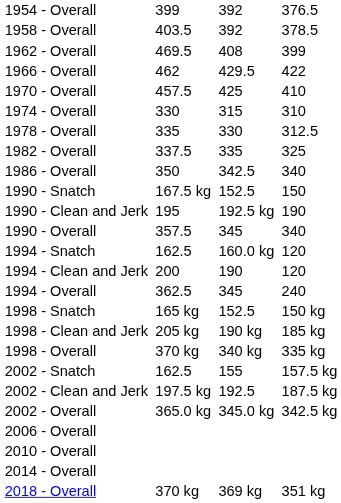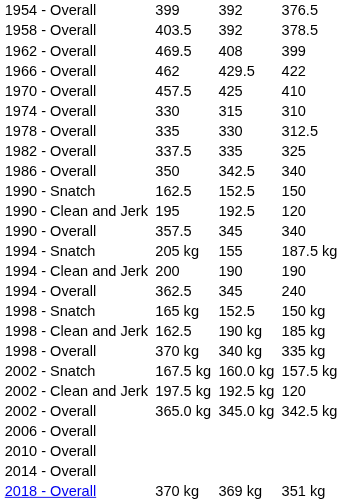(183, 191) 167.5 kg -> (173, 191) 162.5
(246, 211) 192.5 kg -> (237, 211) 192.5
(294, 211) 190 -> (294, 211) 120
(173, 251) 162.5 -> (177, 251) 205 kg
(246, 251) 160.0 kg -> (231, 251) 155
(294, 251) 120 -> (310, 251) 187.5 kg
(294, 271) 120 -> (294, 271) 190
(177, 331) 205 kg -> (173, 331) 162.5
(173, 371) 162.5 -> (183, 371) 167.5 kg
(231, 371) 155 -> (246, 371) 160.0 kg
(237, 391) 192.5 -> (246, 391) 192.5 kg
(310, 391) 187.5 kg -> (294, 391) 120
